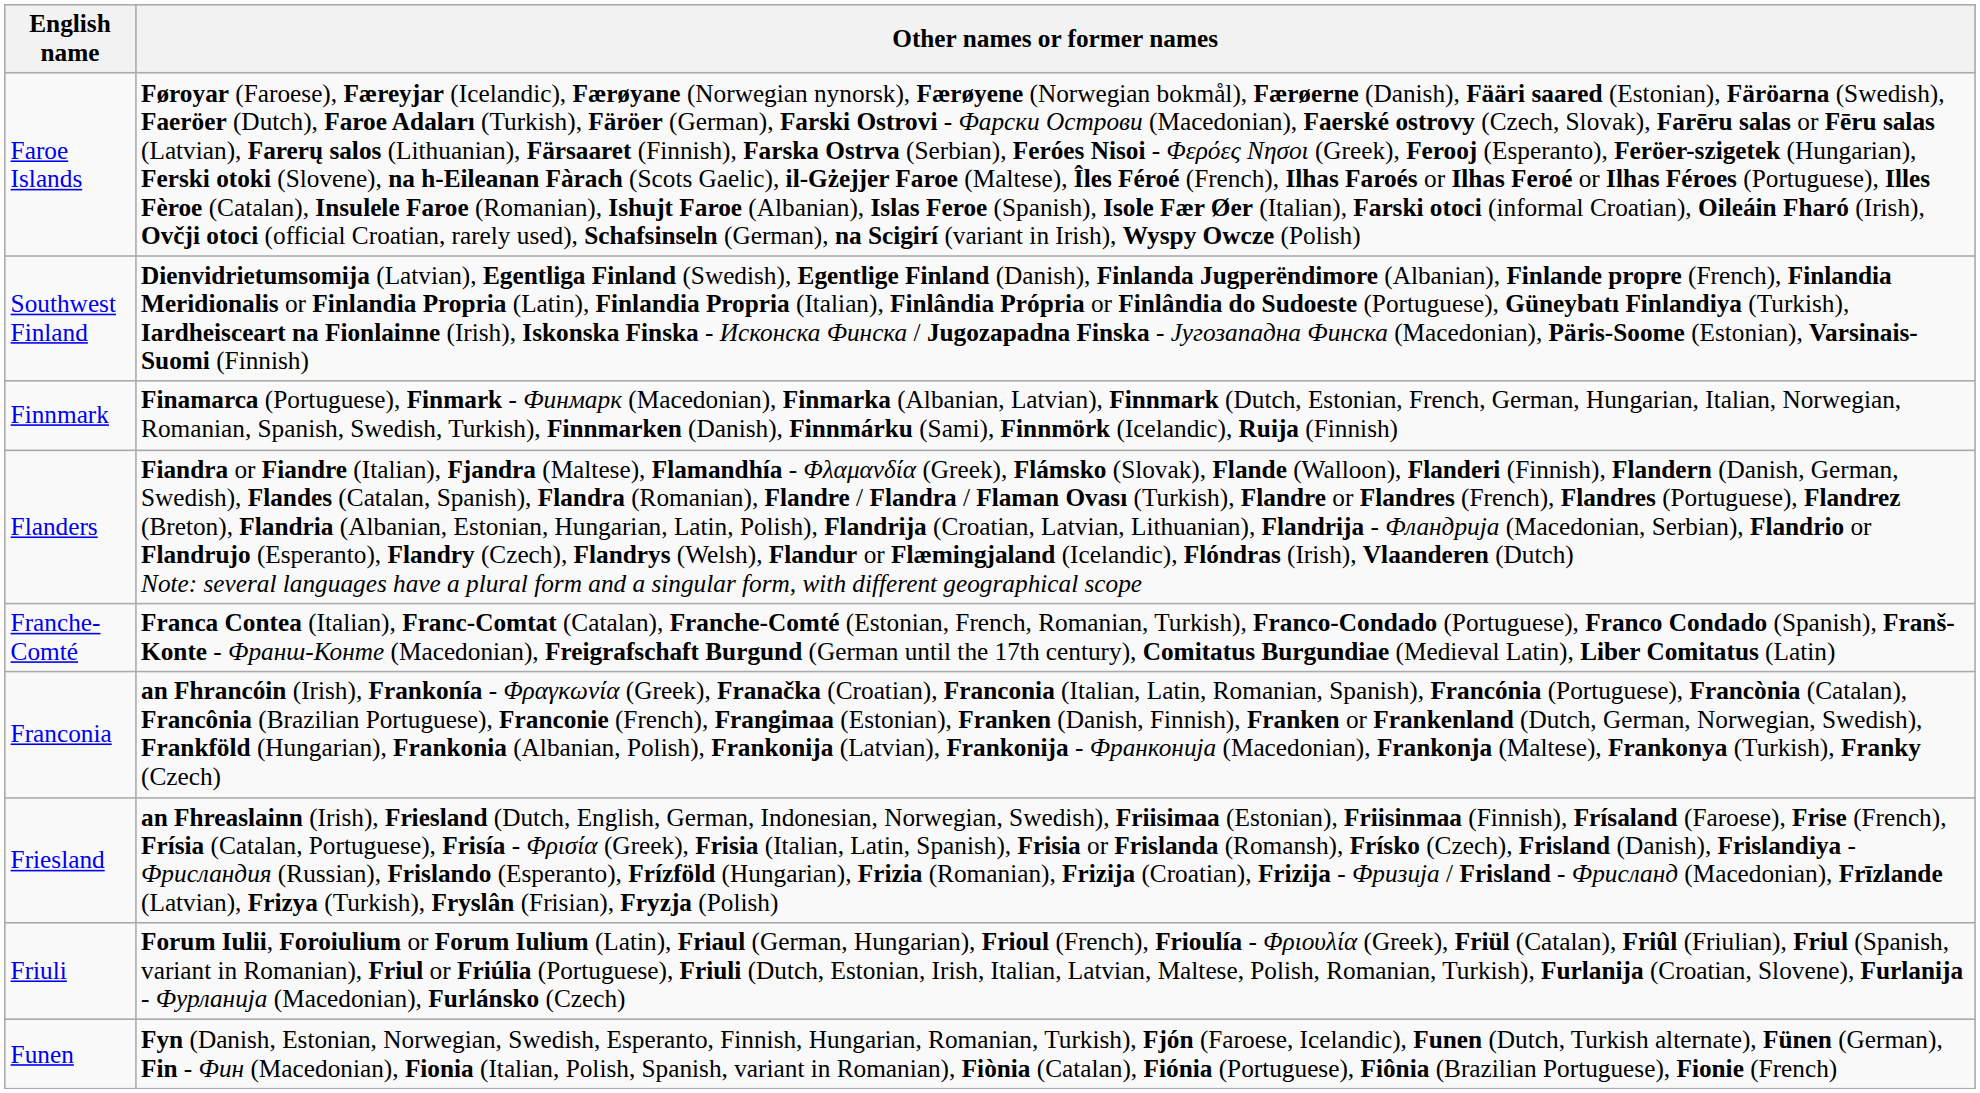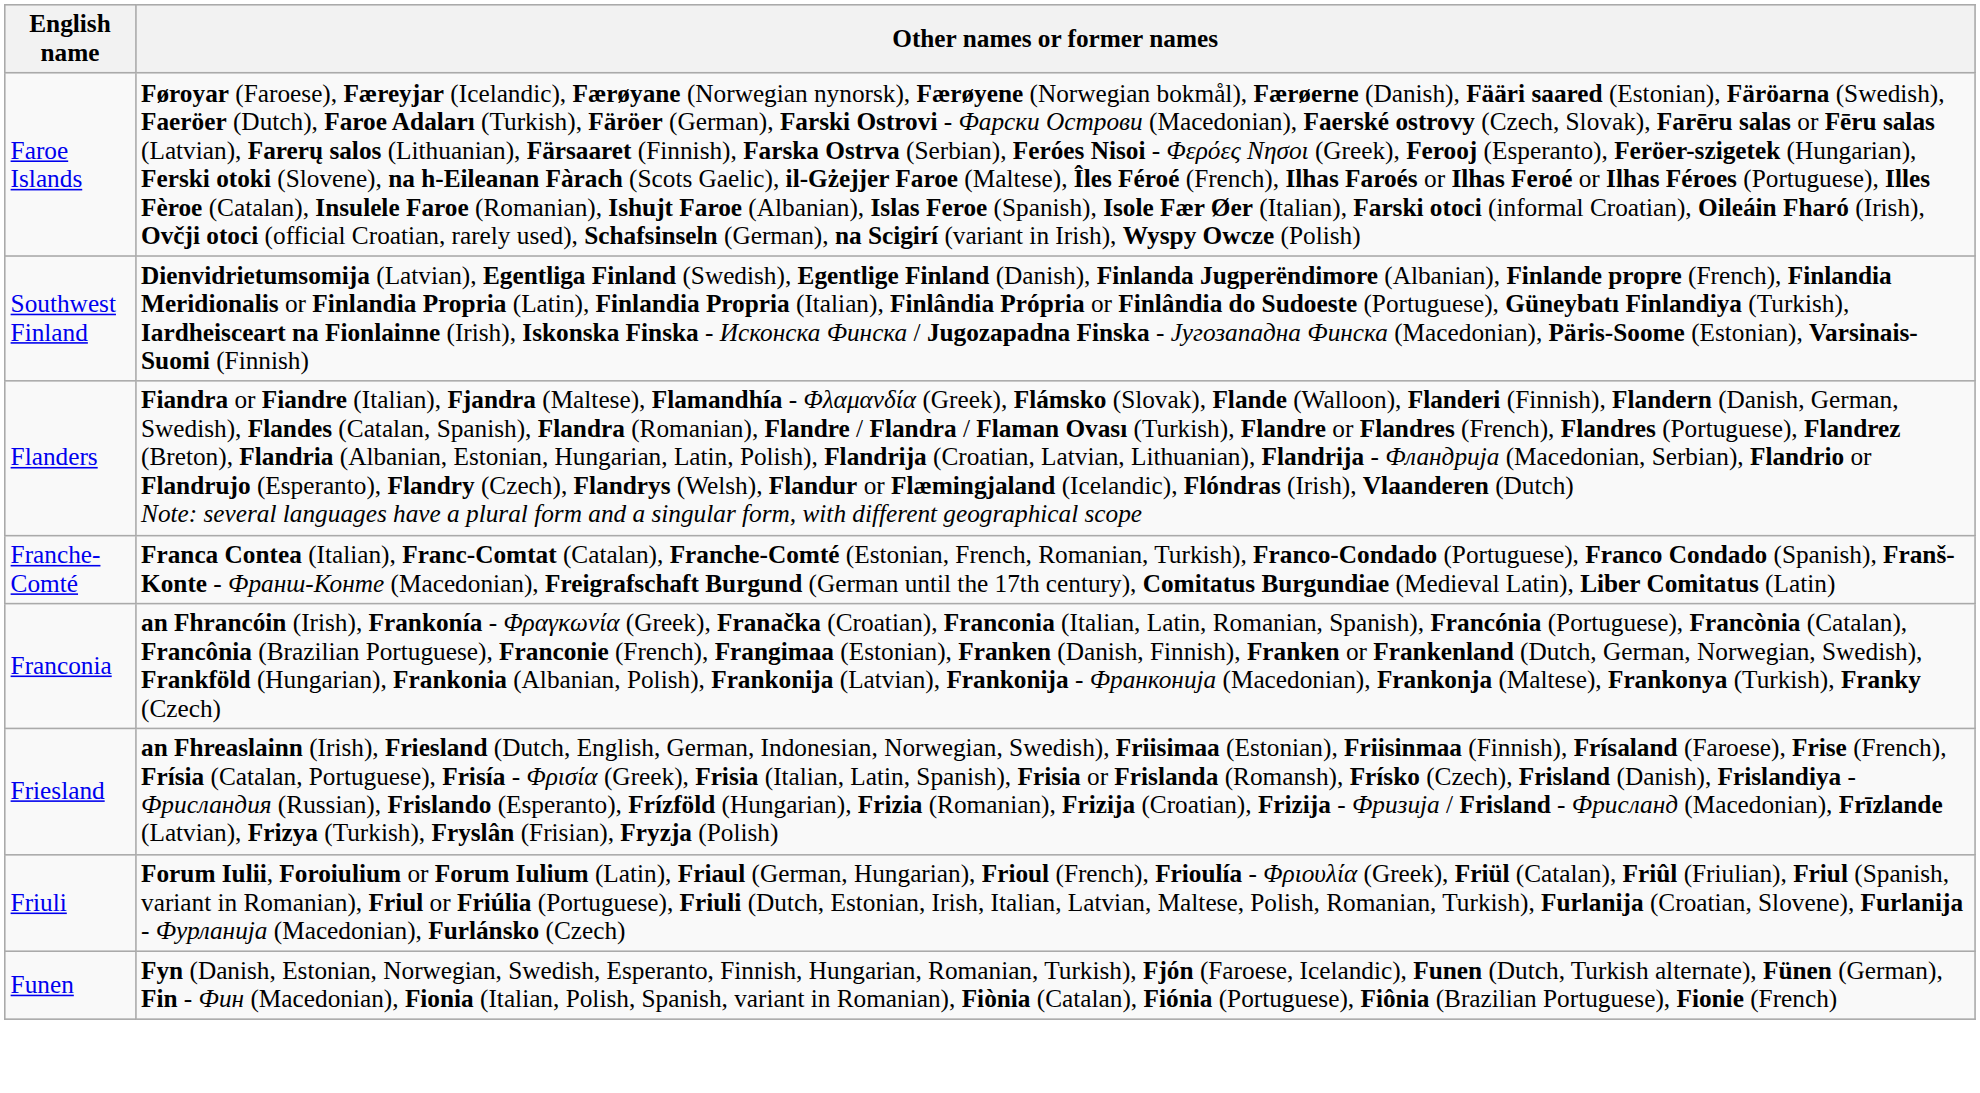- row: (60, 415)
